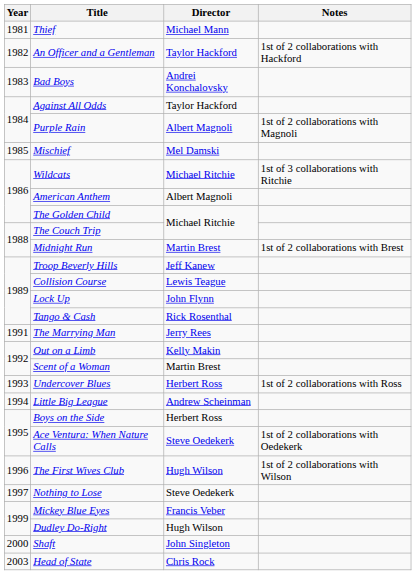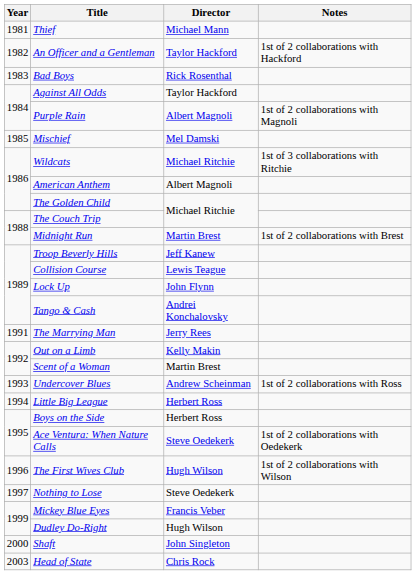(197, 82) Andrei Konchalovsky -> (199, 76) Rick Rosenthal
(199, 316) Rick Rosenthal -> (197, 310) Andrei Konchalovsky
(194, 384) Herbert Ross -> (208, 384) Andrew Scheinman
(208, 401) Andrew Scheinman -> (194, 401) Herbert Ross
